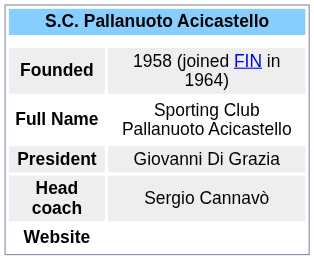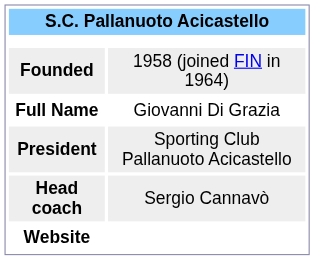(207, 119) Sporting Club Pallanuoto Acicastello -> (207, 110) Giovanni Di Grazia
(207, 159) Giovanni Di Grazia -> (207, 149) Sporting Club Pallanuoto Acicastello
